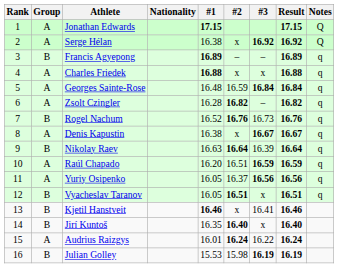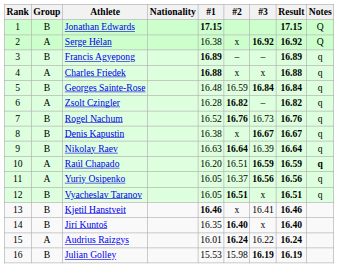(47, 27) A -> (47, 27) B
(47, 88) A -> (47, 88) B
(47, 133) A -> (47, 133) B
(320, 164) normal -> (320, 164) bold
